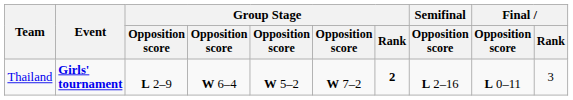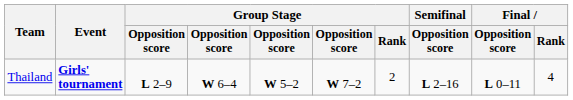(392, 77) bold -> (392, 77) normal
(551, 77) 3 -> (551, 77) 4
